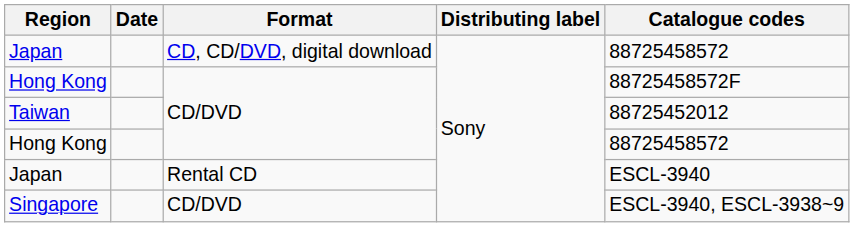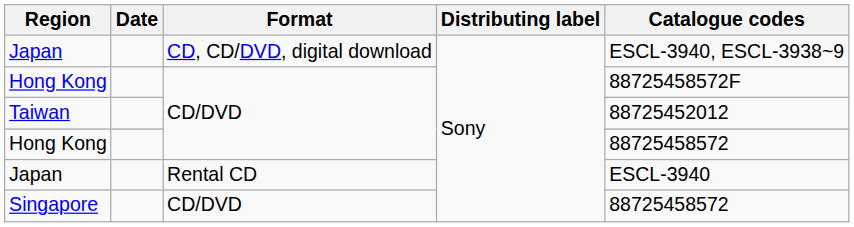(669, 50) 88725458572 -> (727, 50) ESCL-3940, ESCL-3938~9
(727, 205) ESCL-3940, ESCL-3938~9 -> (669, 205) 88725458572
